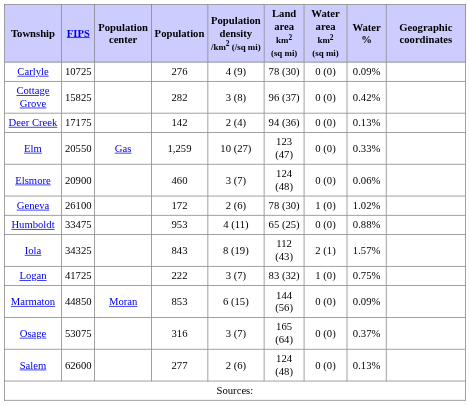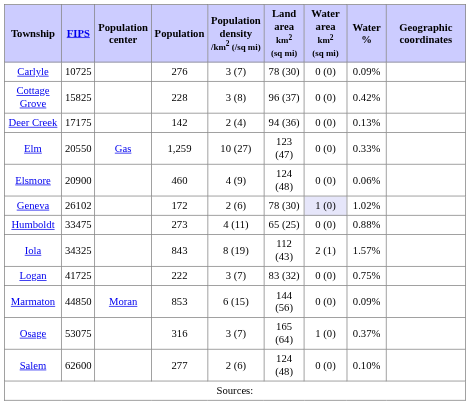(236, 71) 4 (9) -> (236, 71) 3 (7)
(179, 97) 282 -> (179, 97) 228
(236, 180) 3 (7) -> (236, 180) 4 (9)
(78, 205) 26100 -> (78, 205) 26102
(326, 205) no background -> (326, 205) lavender background
(179, 225) 953 -> (179, 225) 273
(326, 276) 1 (0) -> (326, 276) 0 (0)
(326, 333) 0 (0) -> (326, 333) 1 (0)
(367, 365) 0.13% -> (367, 365) 0.10%
